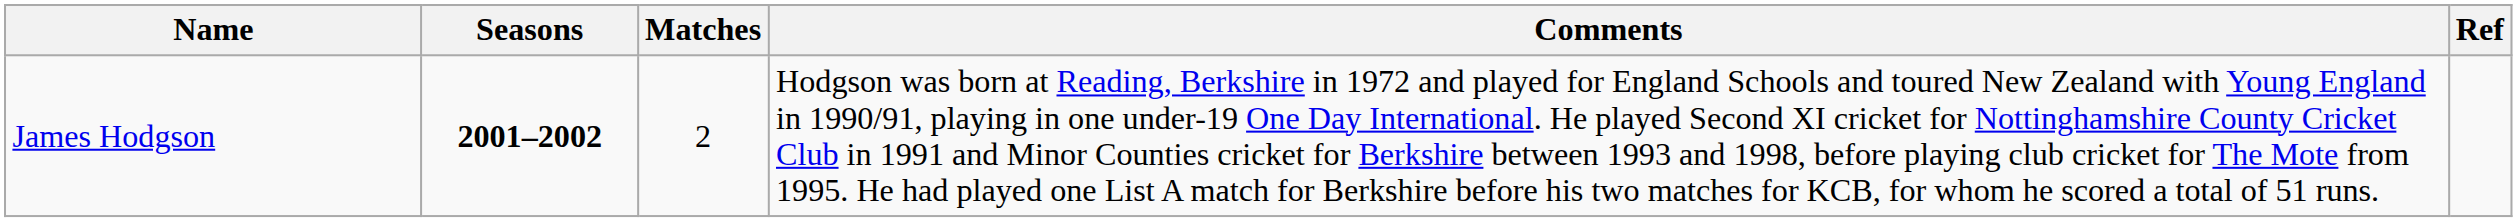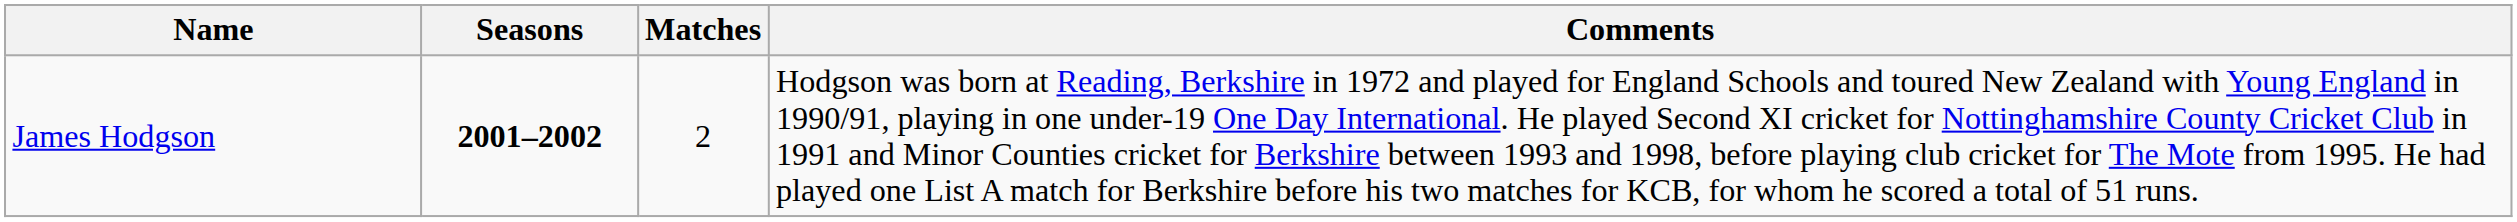- column: (2480, 30)
